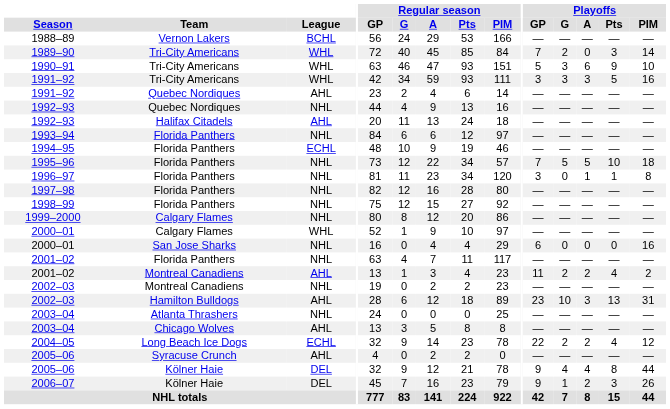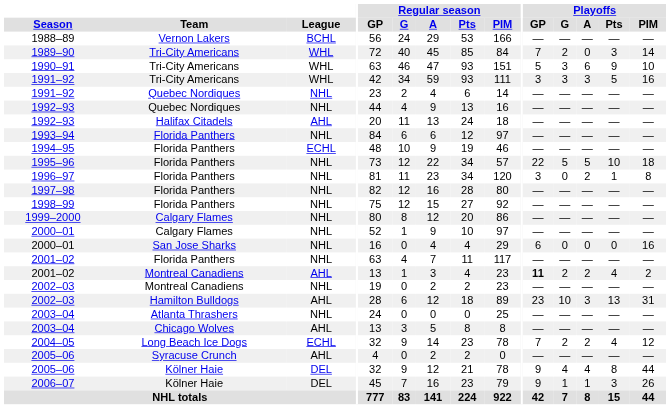(321, 93) AHL -> (321, 93) NHL
(538, 162) 7 -> (538, 162) 22
(587, 176) 1 -> (587, 176) 2
(321, 231) WHL -> (321, 231) NHL
(538, 273) normal -> (538, 273) bold
(538, 342) 22 -> (538, 342) 7
(587, 383) 2 -> (587, 383) 1
